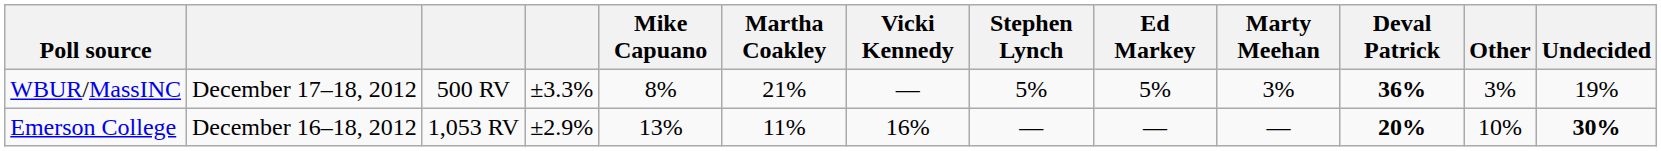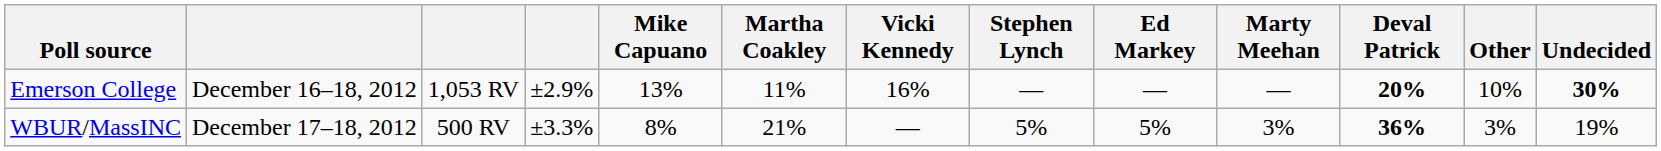rows swapped: (93, 126) <-> (96, 88)
